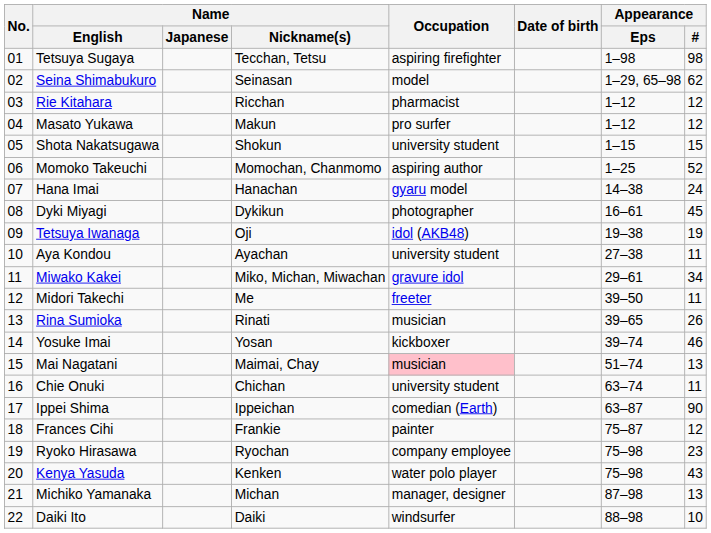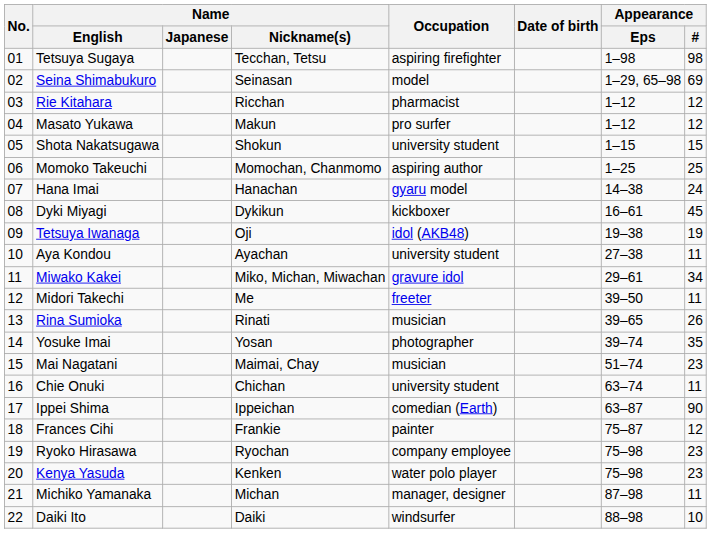(695, 80) 62 -> (695, 80) 69
(695, 168) 52 -> (695, 168) 25
(433, 211) photographer -> (421, 211) kickboxer
(421, 342) kickboxer -> (433, 342) photographer
(695, 342) 46 -> (695, 342) 35
(419, 364) pink background -> (419, 364) no background
(695, 364) 13 -> (695, 364) 23
(695, 473) 43 -> (695, 473) 23
(695, 495) 13 -> (695, 495) 11
